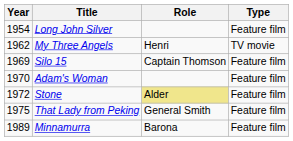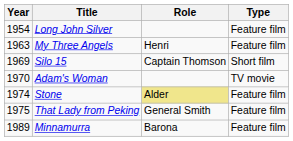(18, 45) 1962 -> (18, 45) 1963
(253, 45) TV movie -> (258, 45) Feature film
(258, 62) Feature film -> (253, 62) Short film
(258, 78) Feature film -> (253, 78) TV movie
(18, 95) 1972 -> (18, 95) 1974
